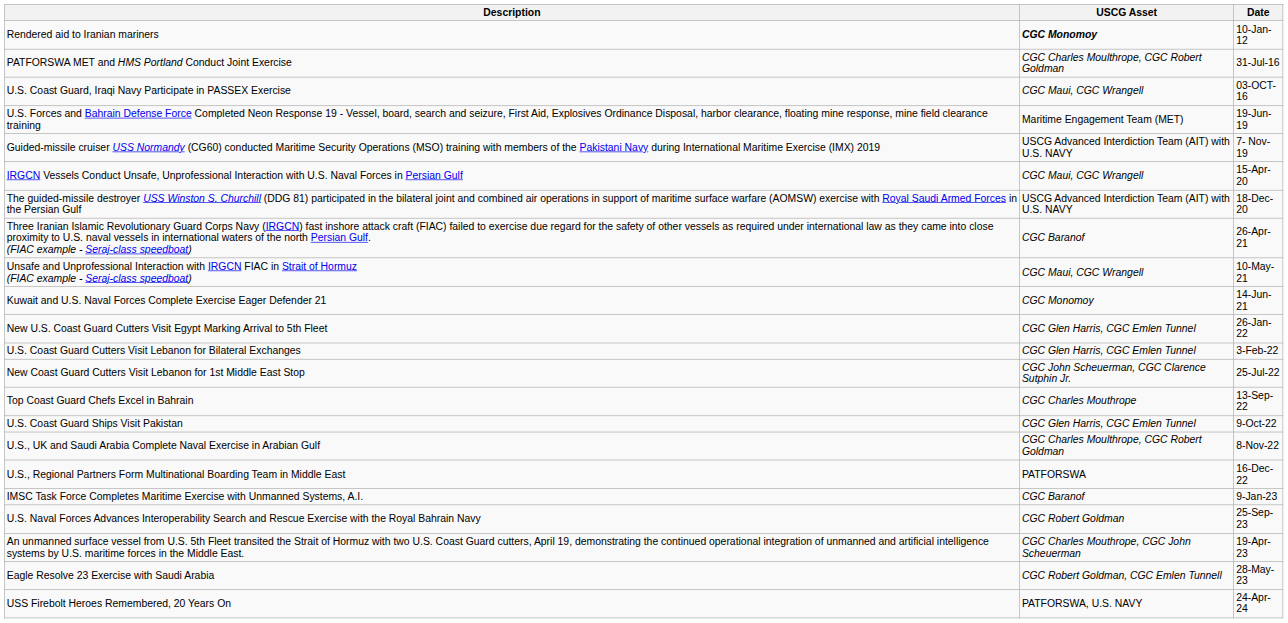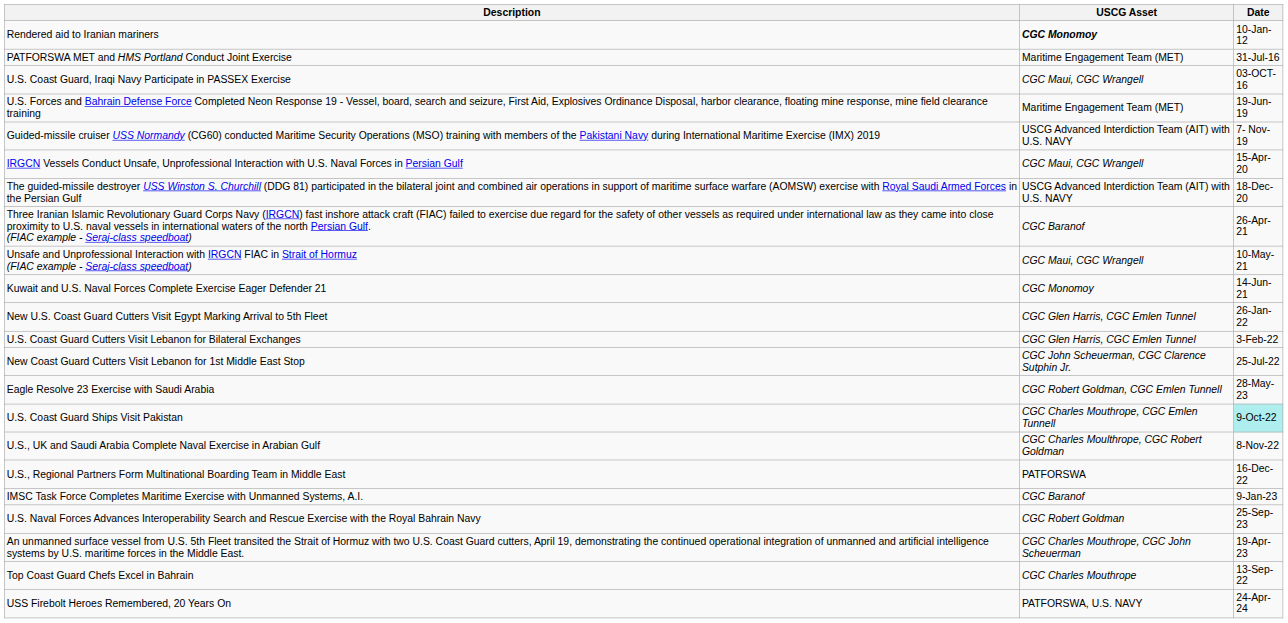(1112, 63) CGC Charles Moulthrope, CGC Robert Goldman -> (1103, 57) Maritime Engagement Team (MET)
rows swapped: (100, 401) <-> (110, 575)
(1109, 423) CGC Glen Harris, CGC Emlen Tunnel -> (1110, 418) CGC Charles Mouthrope, CGC Emlen Tunnell
(1256, 423) no background -> (1256, 418) paleturquoise background
